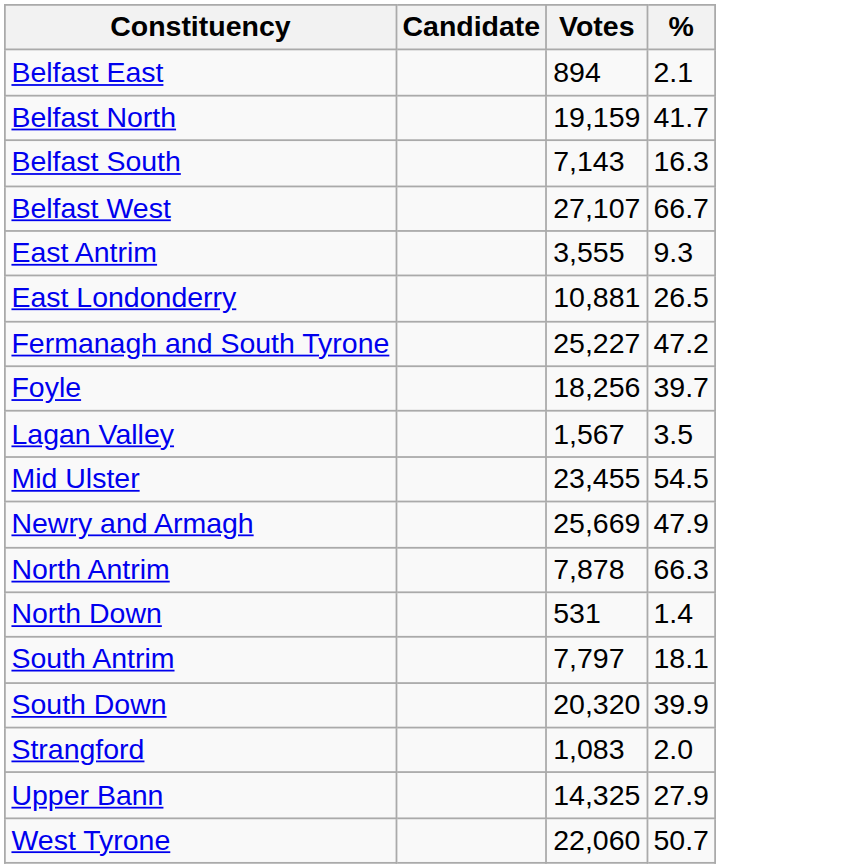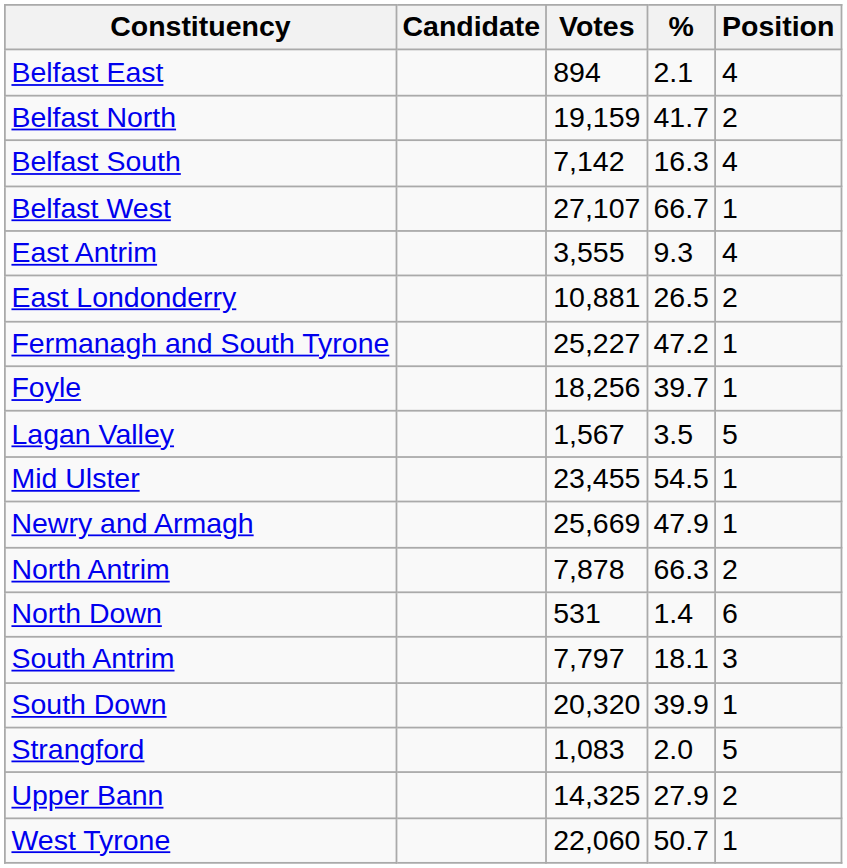+ column: (778, 27)
(589, 162) 7,143 -> (589, 162) 7,142
